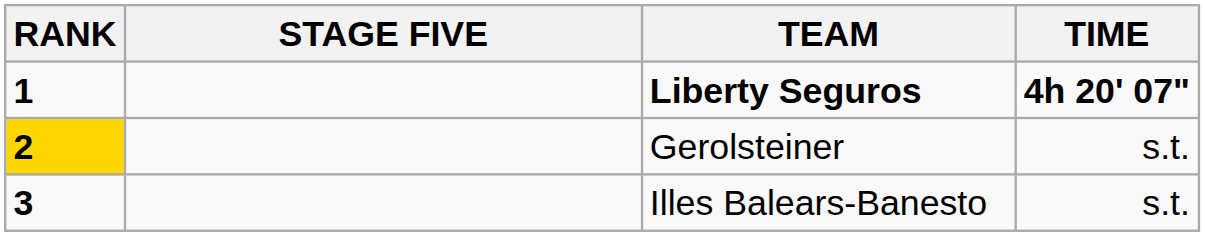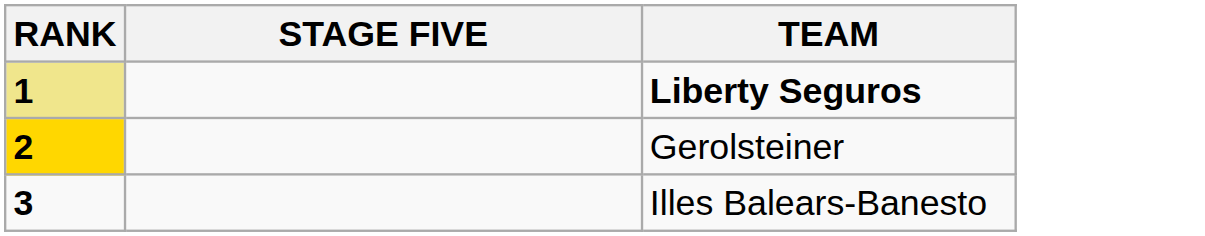- column: (1107, 34)
(23, 90) no background -> (23, 90) khaki background
